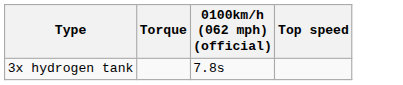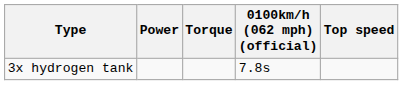+ column: (159, 31)
